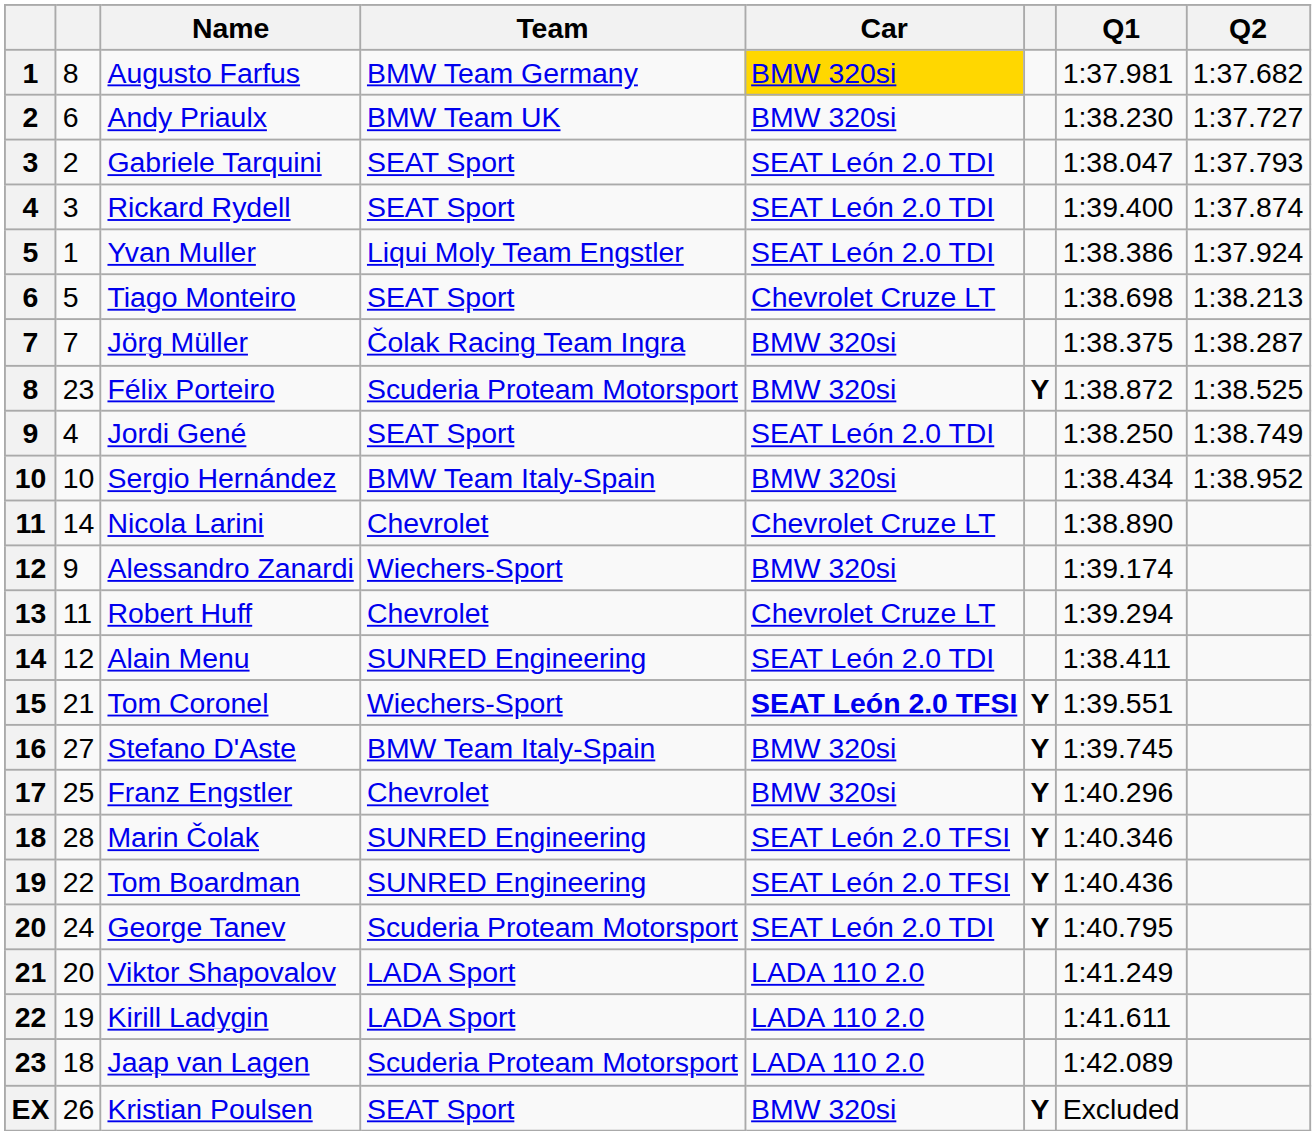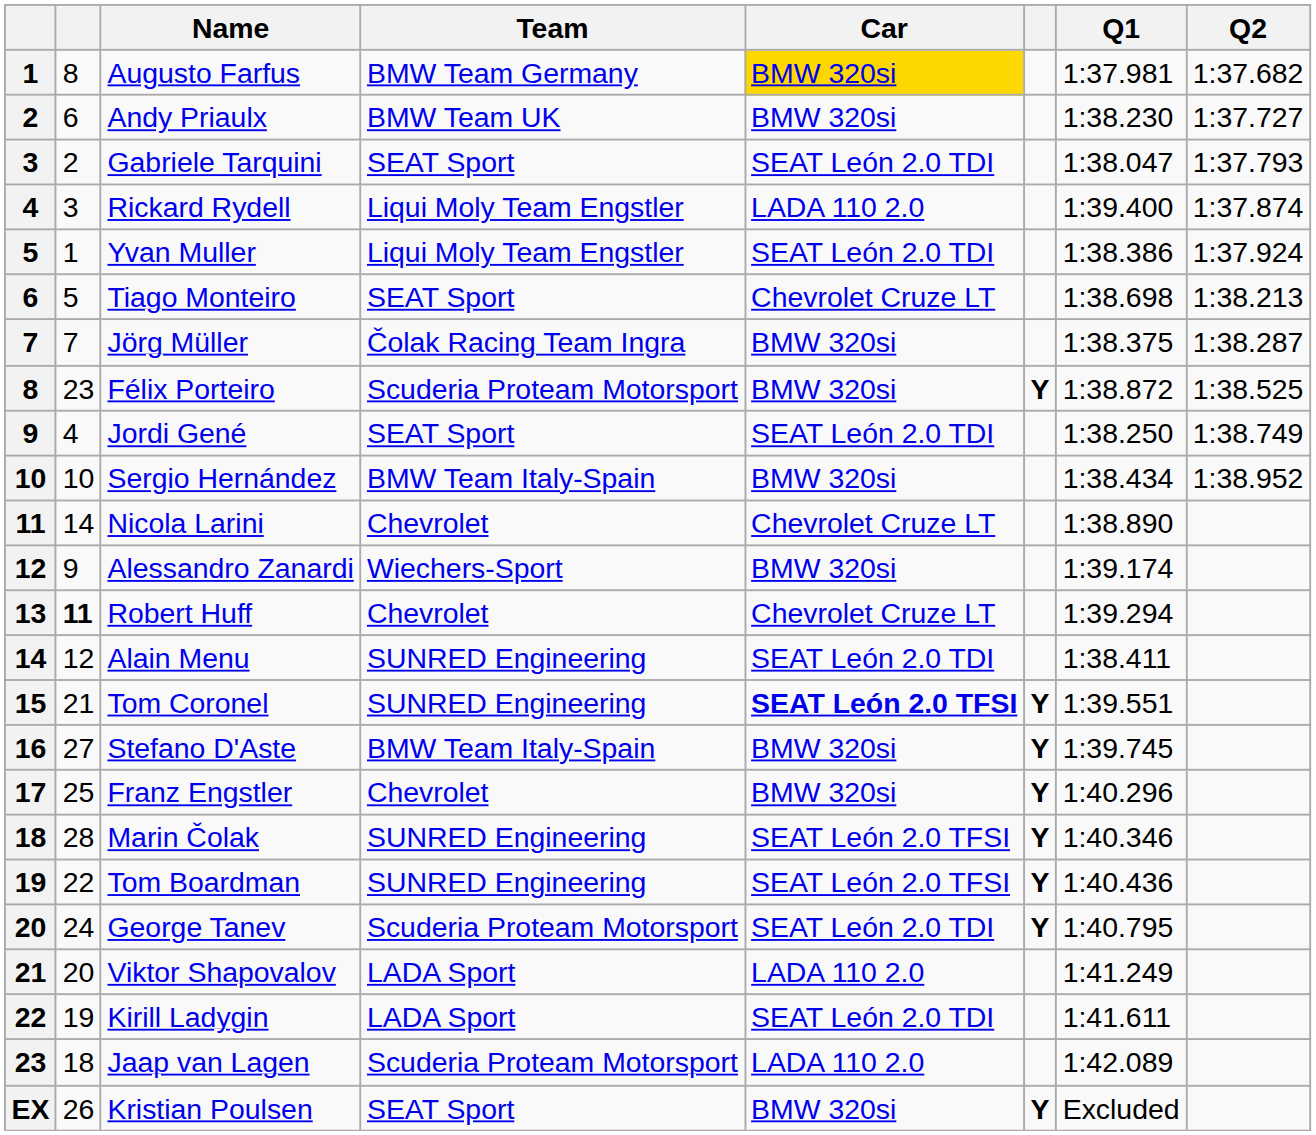(441, 208) SEAT Sport -> (525, 208) Liqui Moly Team Engstler
(873, 208) SEAT León 2.0 TDI -> (838, 208) LADA 110 2.0
(77, 613) normal -> (78, 613) bold
(465, 703) Wiechers-Sport -> (507, 703) SUNRED Engineering
(838, 1018) LADA 110 2.0 -> (873, 1018) SEAT León 2.0 TDI
